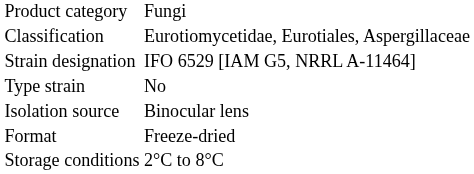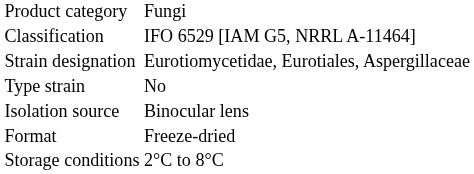(307, 36) Eurotiomycetidae, Eurotiales, Aspergillaceae -> (280, 36) IFO 6529 [IAM G5, NRRL A-11464]
(280, 61) IFO 6529 [IAM G5, NRRL A-11464] -> (307, 61) Eurotiomycetidae, Eurotiales, Aspergillaceae
